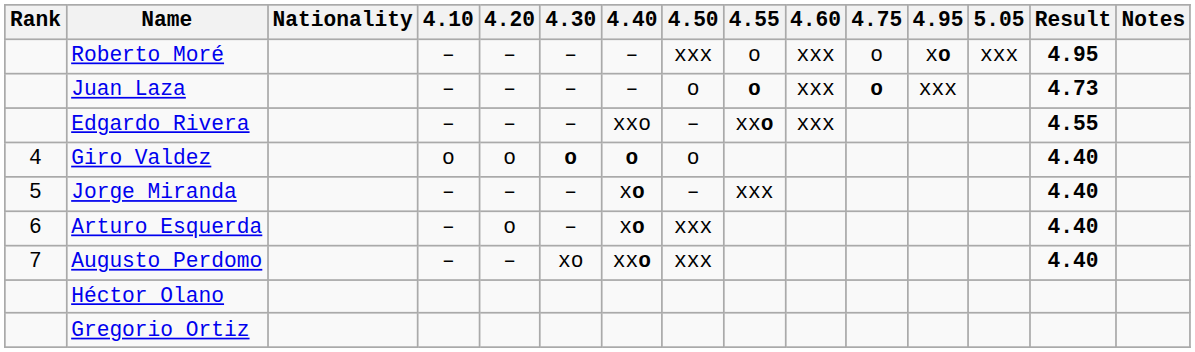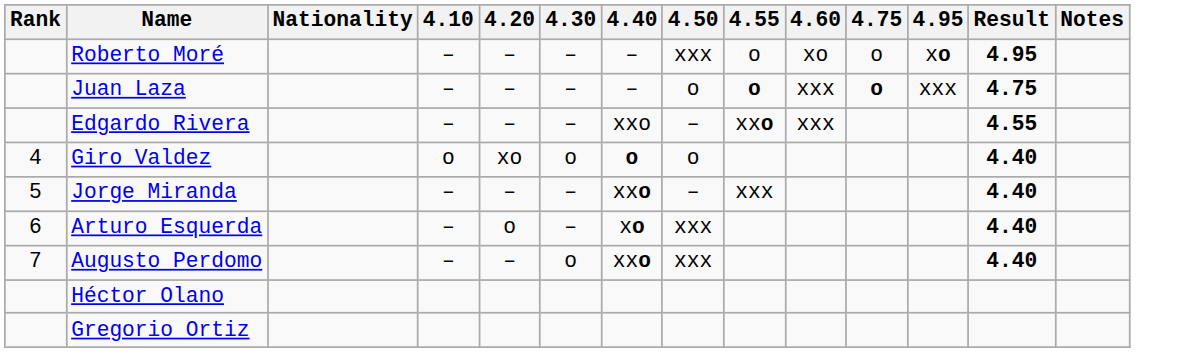- column: (999, 22)
(816, 57) xxx -> (816, 57) xo
(1073, 91) 4.73 -> (1012, 91) 4.75
(510, 160) o -> (510, 160) xo
(571, 160) bold -> (571, 160) normal
(632, 194) xo -> (632, 194) xxo
(571, 262) xo -> (571, 262) o
